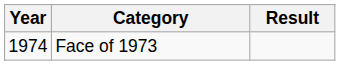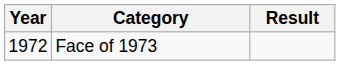(28, 45) 1974 -> (28, 45) 1972
